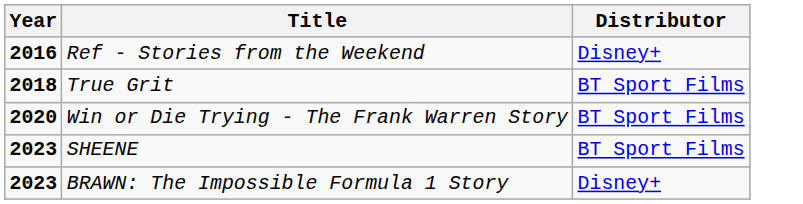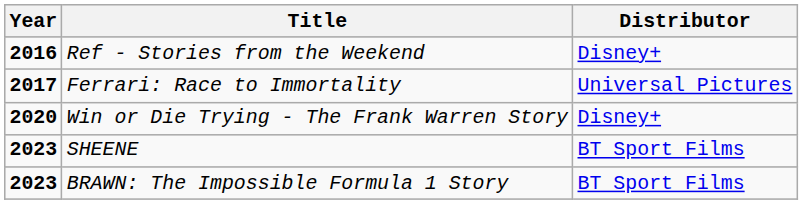+ row: (234, 86)
- row: (120, 86)
(661, 118) BT Sport Films -> (619, 118) Disney+
(619, 183) Disney+ -> (661, 183) BT Sport Films
